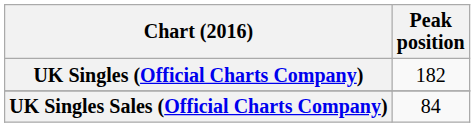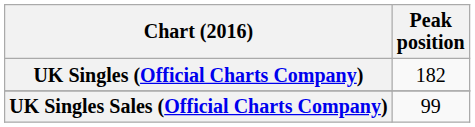(431, 106) 84 -> (431, 106) 99
